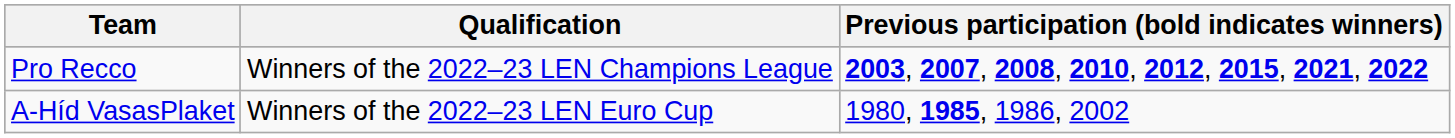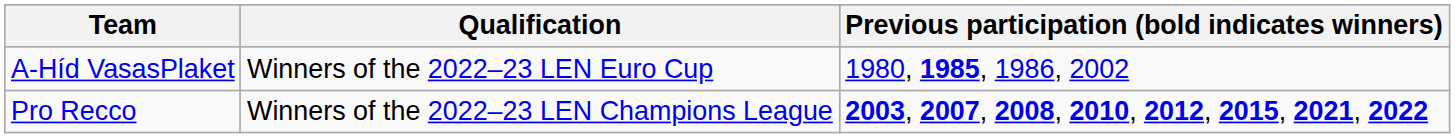rows swapped: (74, 68) <-> (123, 111)
